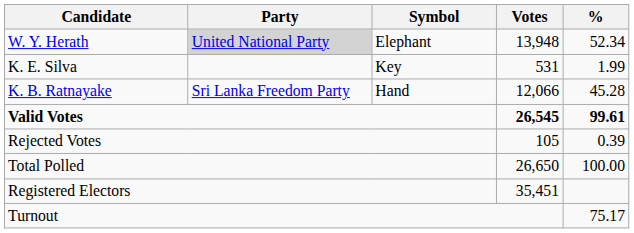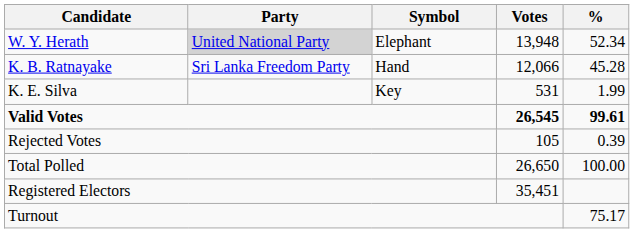rows swapped: (60, 91) <-> (43, 66)
